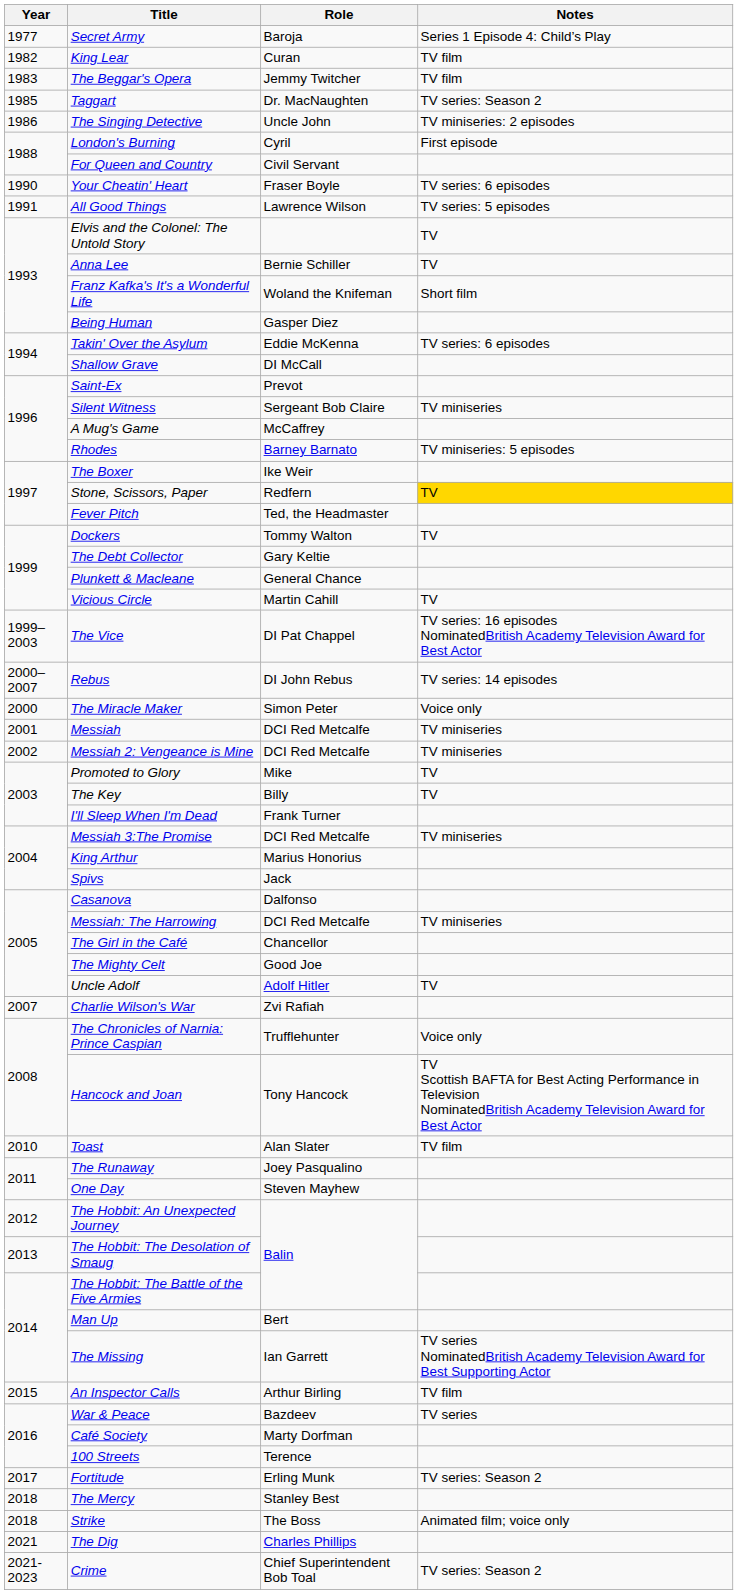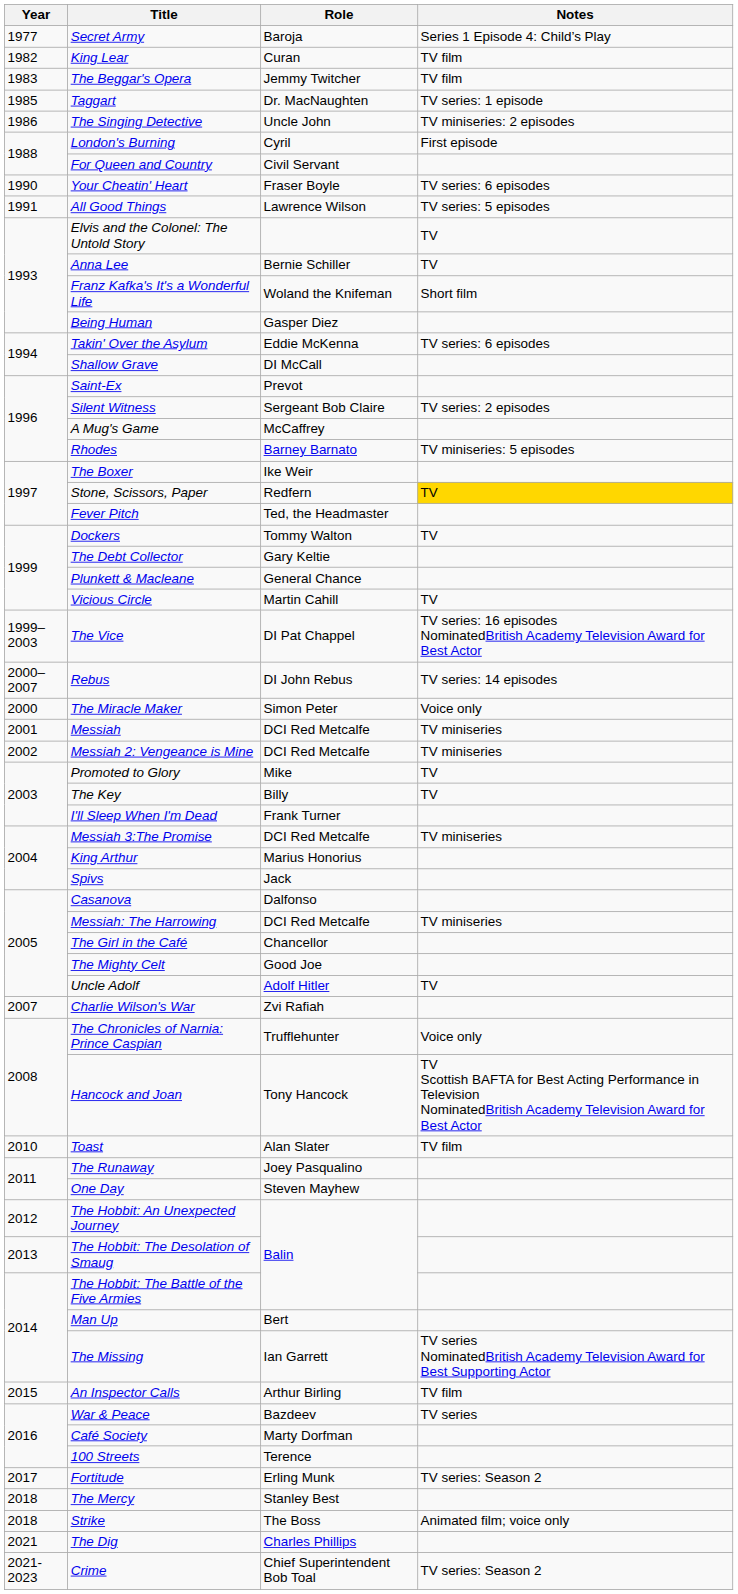(481, 100) TV series: Season 2 -> (482, 100) TV series: 1 episode
(461, 407) TV miniseries -> (485, 407) TV series: 2 episodes
